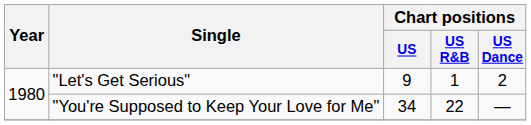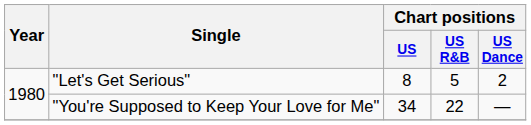(407, 81) 9 -> (407, 81) 8
(455, 81) 1 -> (455, 81) 5
